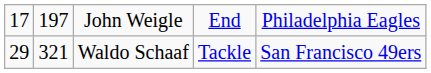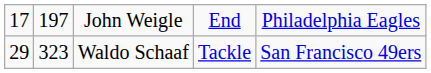(53, 52) 321 -> (53, 52) 323
